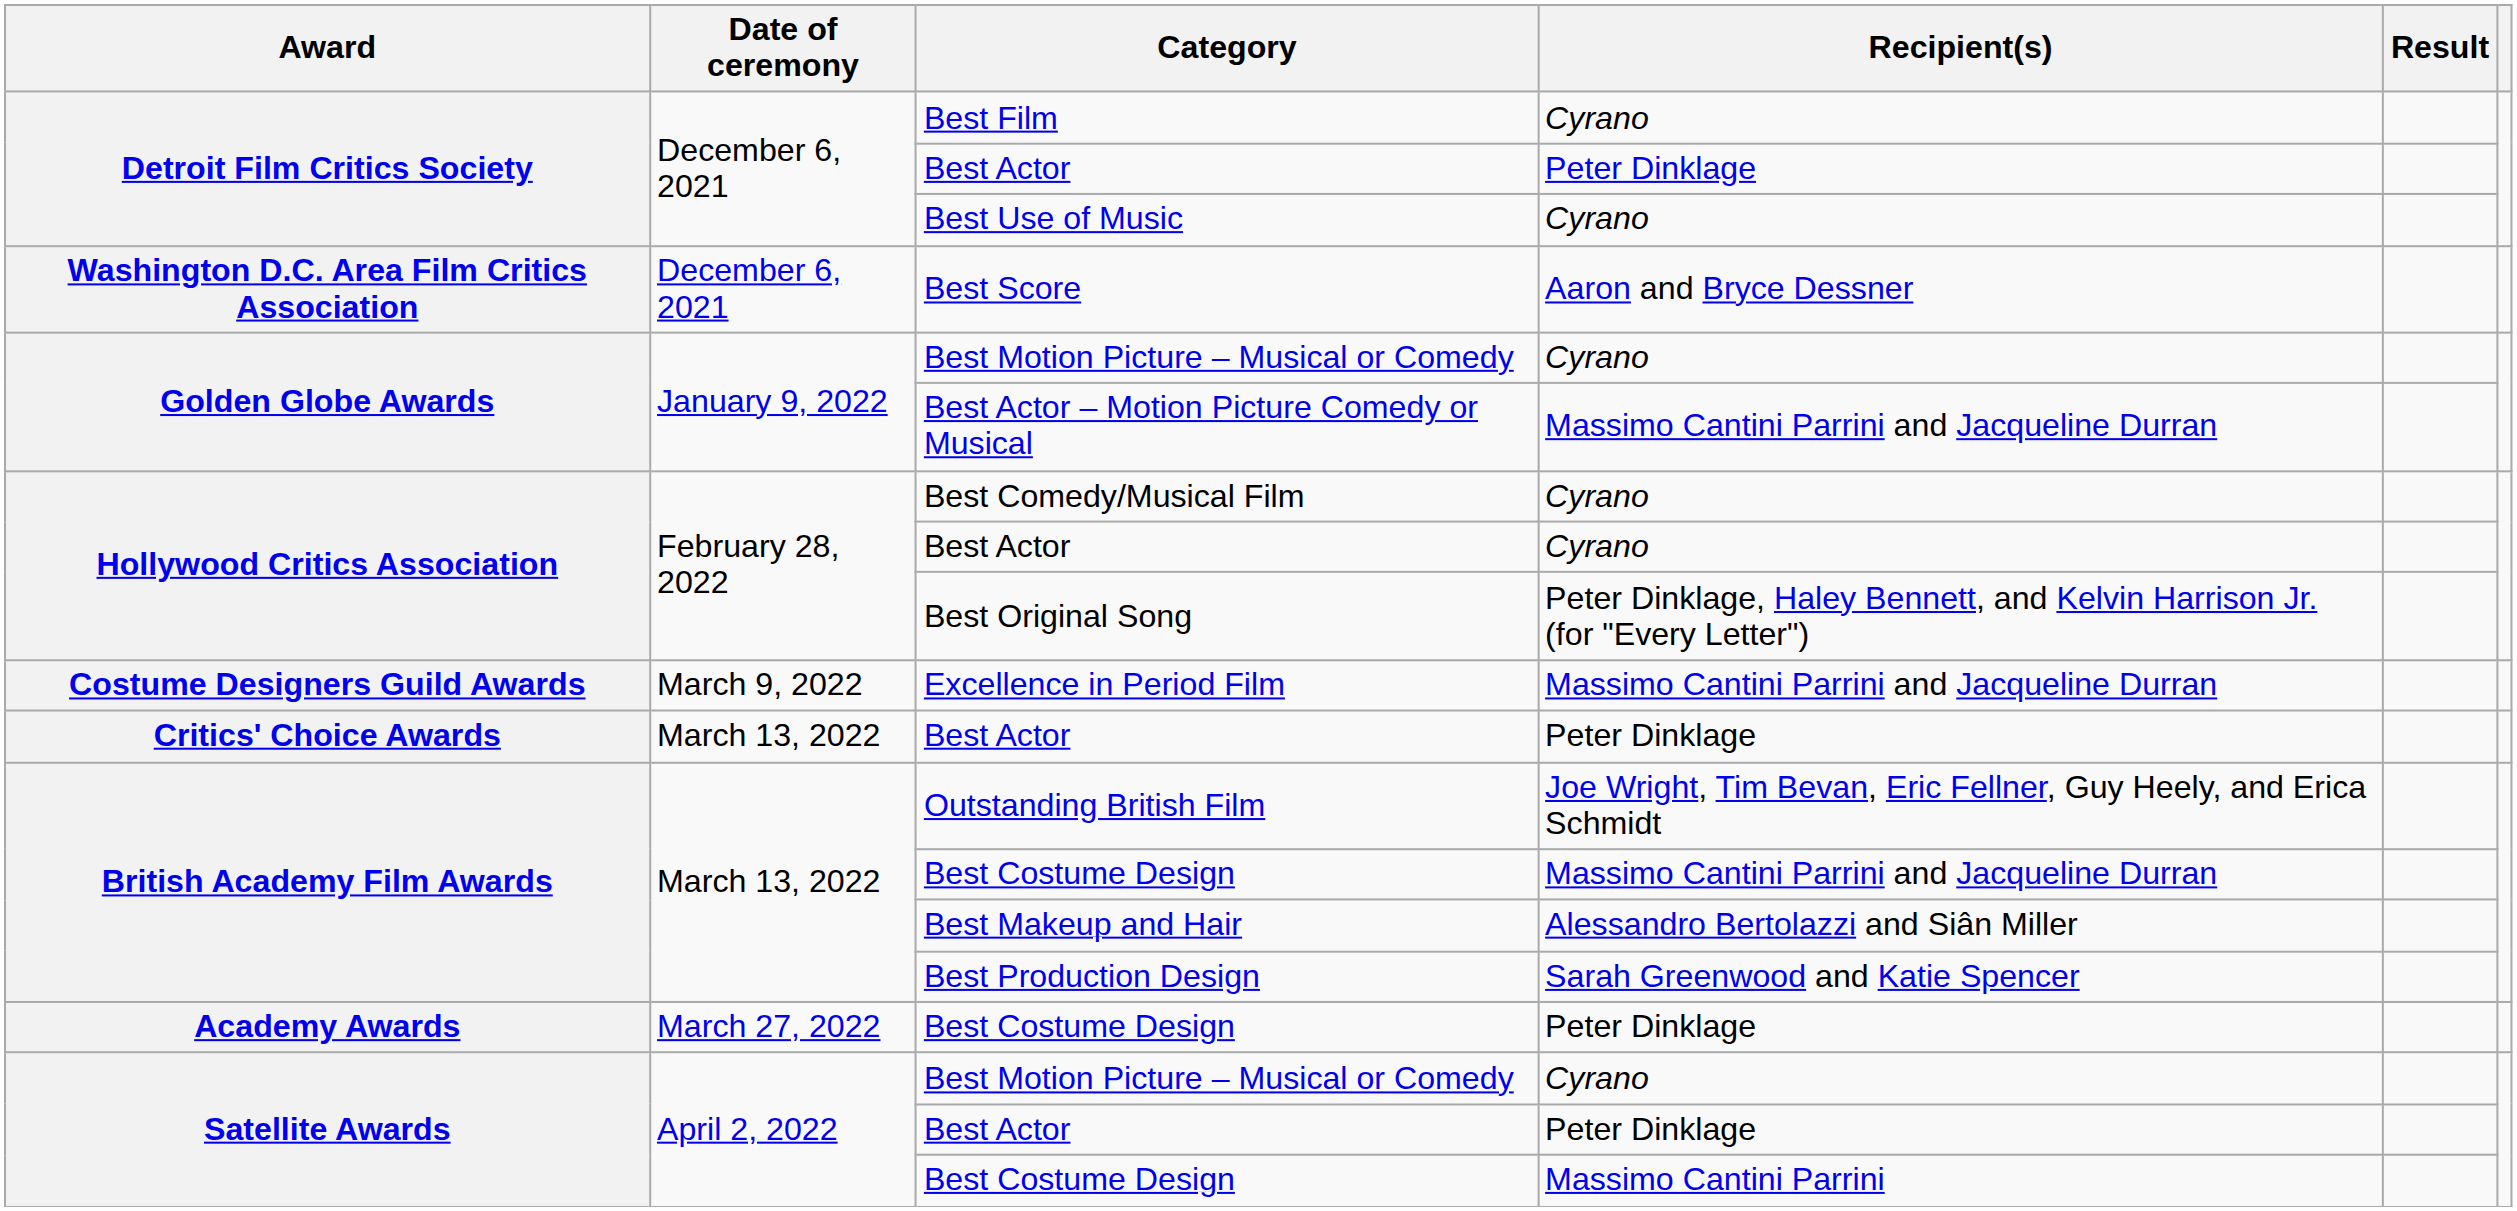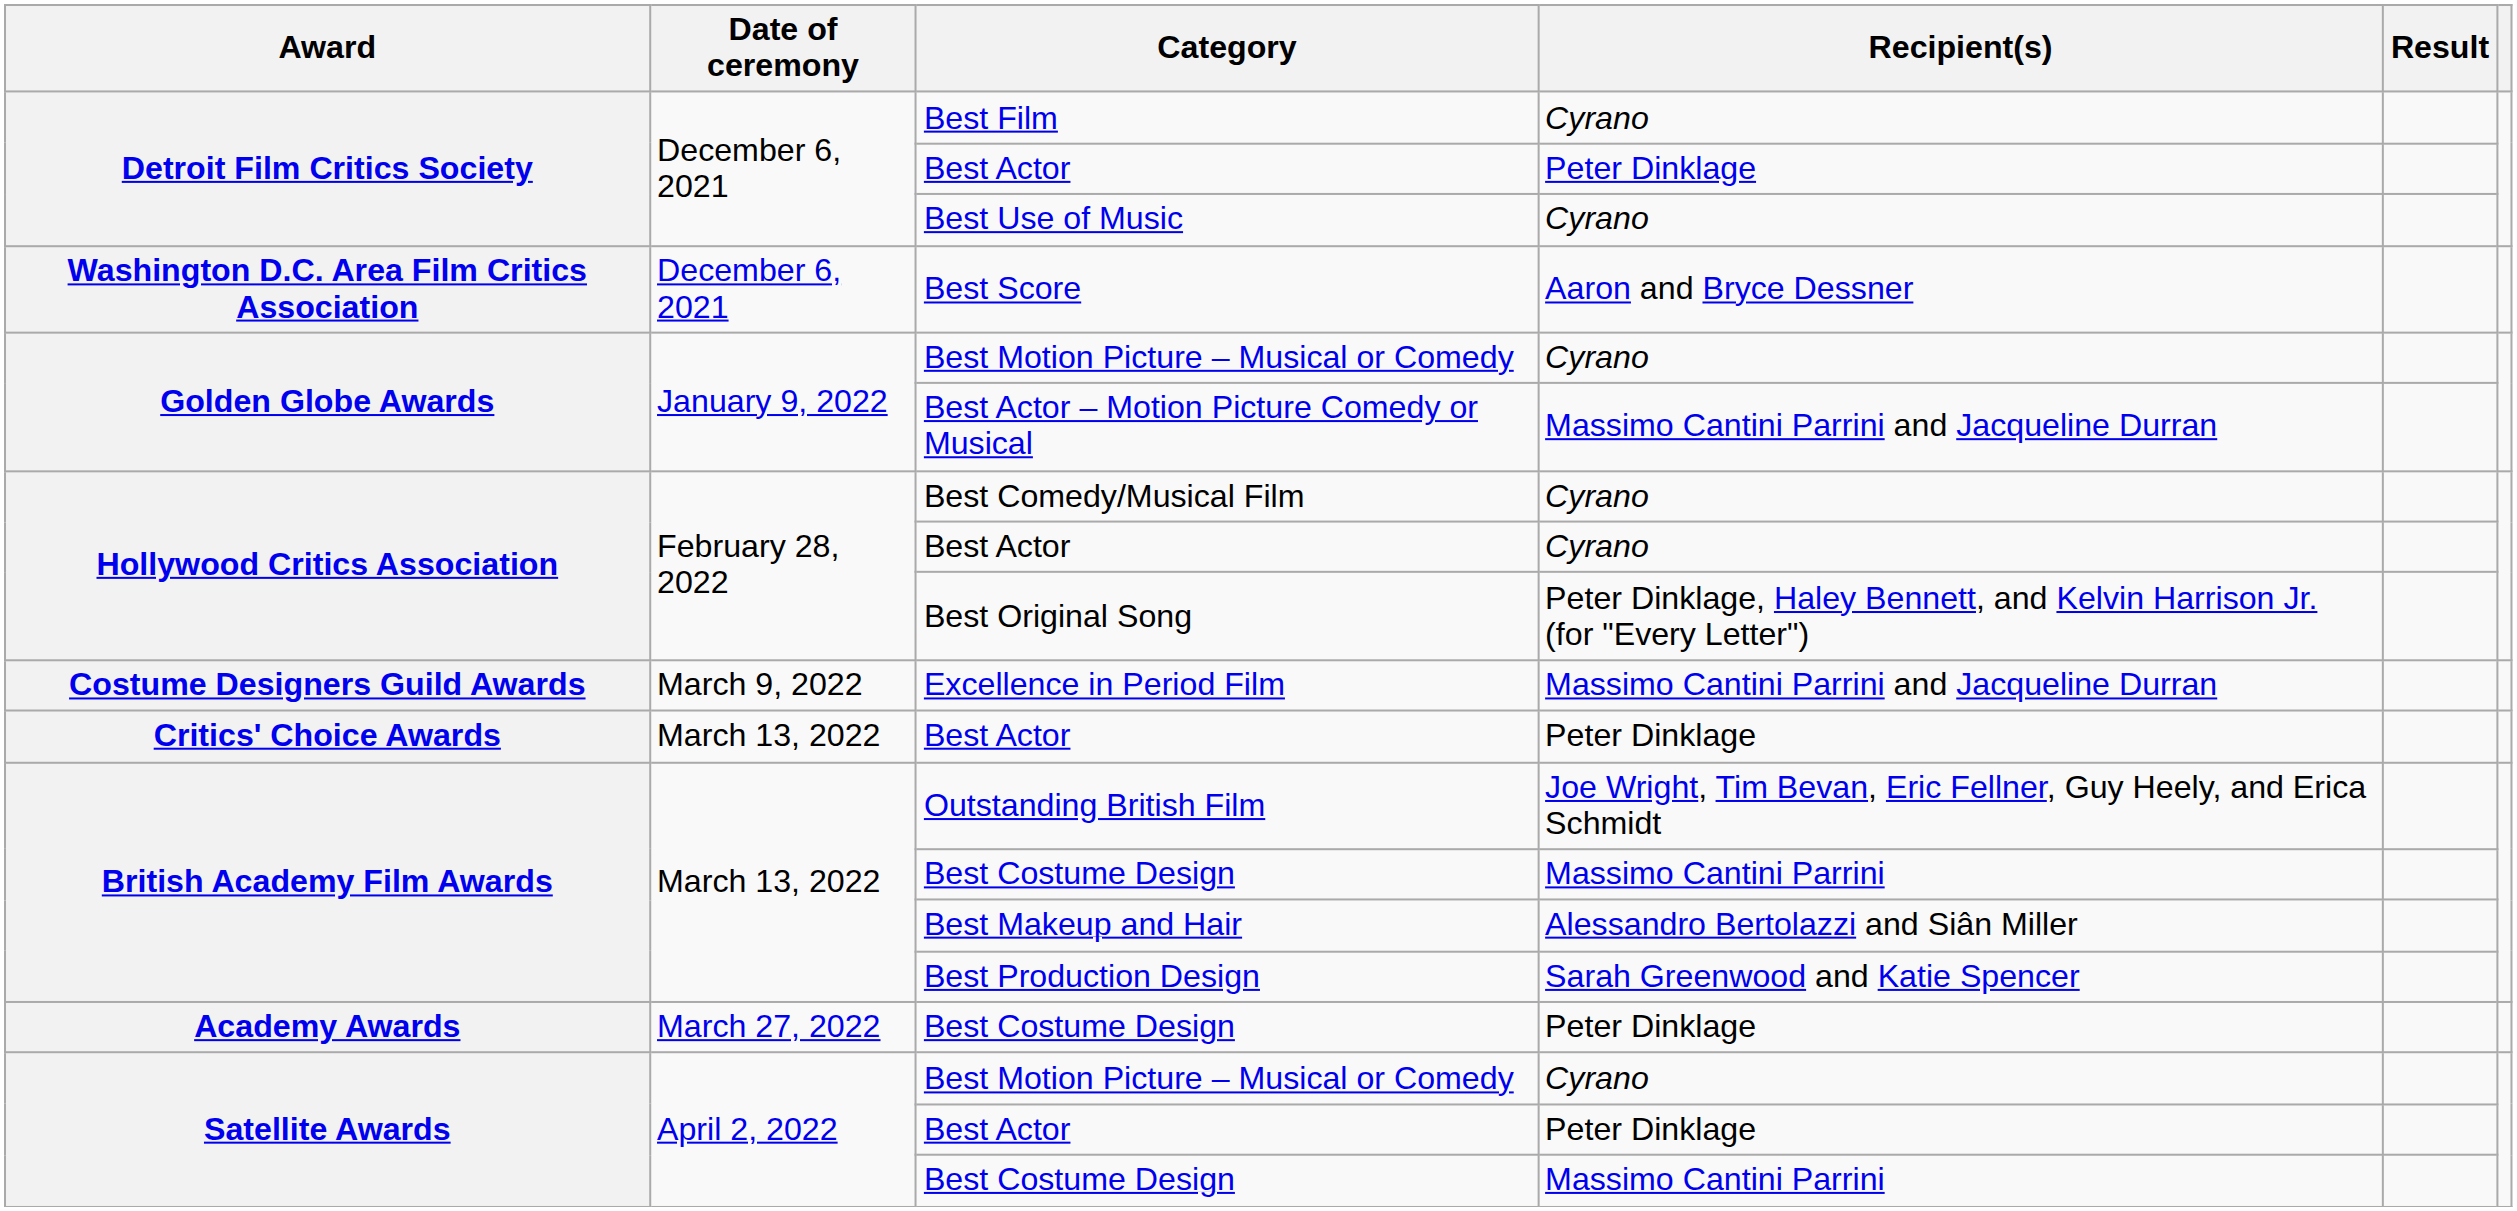(1881, 873) Massimo Cantini Parrini and Jacqueline Durran -> (1715, 873) Massimo Cantini Parrini
